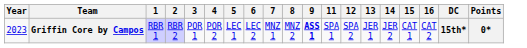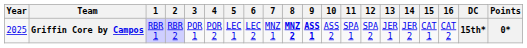+ column: (331, 12)
(17, 31) 2023 -> (17, 31) 2025
(292, 31) normal -> (292, 31) bold
